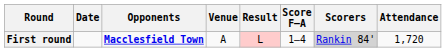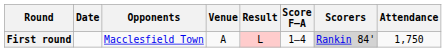(154, 39) bold -> (154, 39) normal
(409, 39) 1,720 -> (409, 39) 1,750
